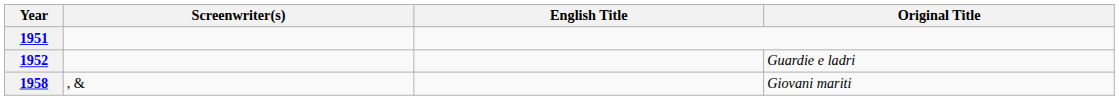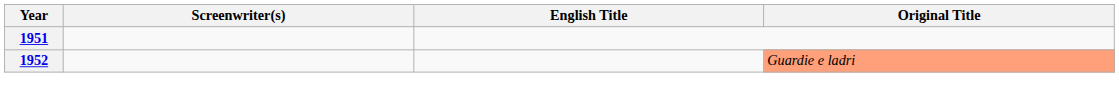(811, 60) no background -> (811, 60) lightsalmon background
- row: (34, 83)
